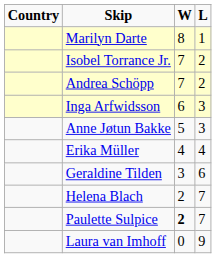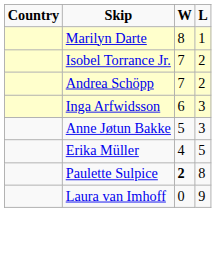(202, 151) 4 -> (202, 151) 5
- row: (114, 173)
- row: (104, 196)
(202, 219) 7 -> (202, 173) 8
